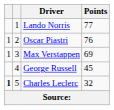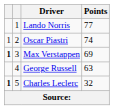(88, 39) 76 -> (88, 39) 74
(9, 54) normal -> (9, 54) bold
(88, 68) 45 -> (88, 68) 63
